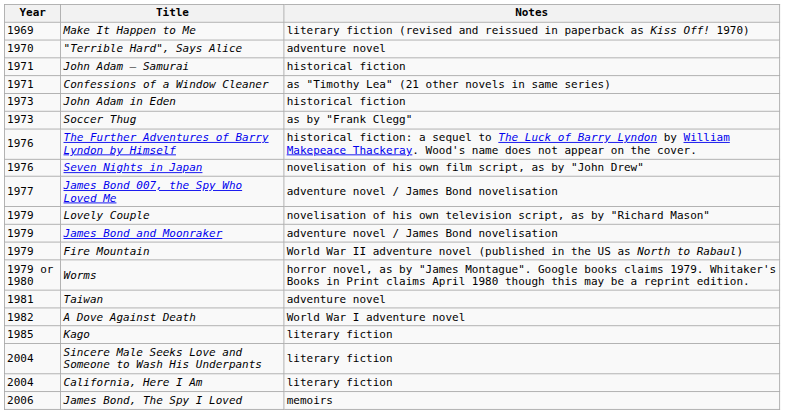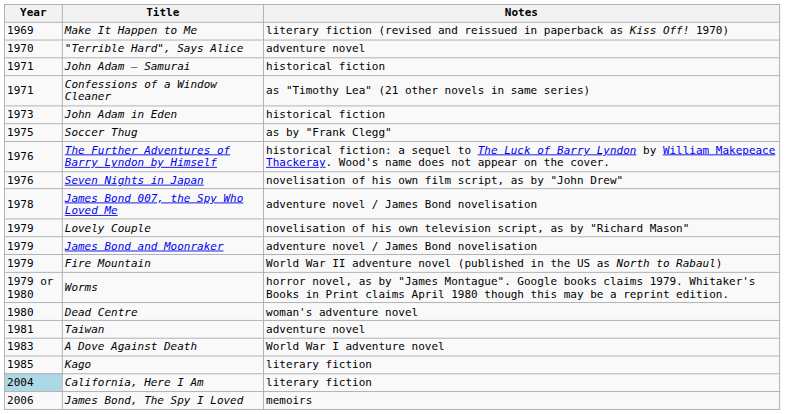(20, 120) 1973 -> (20, 133) 1975
(20, 192) 1977 -> (20, 205) 1978
+ row: (101, 312)
(20, 317) 1982 -> (20, 347) 1983
- row: (163, 359)
(20, 383) no background -> (20, 383) lightblue background
